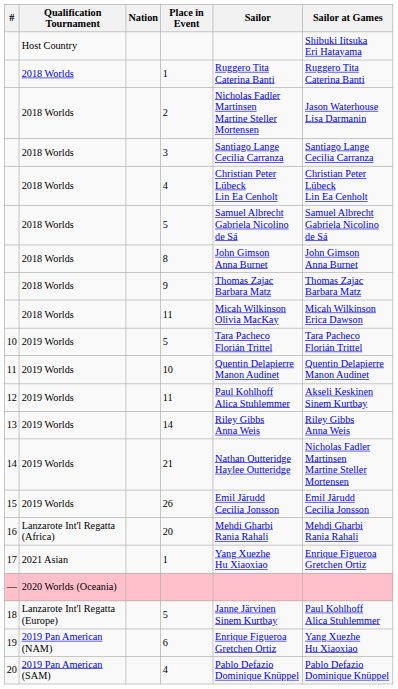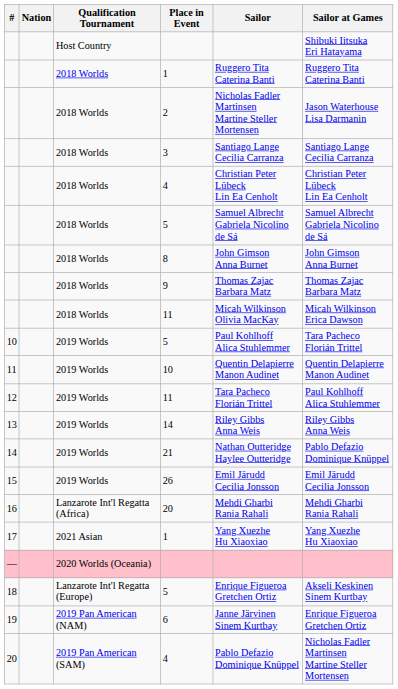columns swapped: (143, 18) <-> (73, 18)
(244, 342) Tara Pacheco Florián Trittel -> (252, 342) Paul Kohlhoff Alica Stuhlemmer
(252, 397) Paul Kohlhoff Alica Stuhlemmer -> (244, 397) Tara Pacheco Florián Trittel
(339, 397) Akseli Keskinen Sinem Kurtbay -> (343, 397) Paul Kohlhoff Alica Stuhlemmer
(338, 464) Nicholas Fadler Martinsen Martine Steller Mortensen -> (347, 453) Pablo Defazio Dominique Knüppel
(341, 559) Enrique Figueroa Gretchen Ortiz -> (333, 536) Yang Xuezhe Hu Xiaoxiao
(246, 614) Janne Järvinen Sinem Kurtbay -> (251, 591) Enrique Figueroa Gretchen Ortiz
(343, 614) Paul Kohlhoff Alica Stuhlemmer -> (339, 591) Akseli Keskinen Sinem Kurtbay
(251, 642) Enrique Figueroa Gretchen Ortiz -> (246, 619) Janne Järvinen Sinem Kurtbay
(333, 642) Yang Xuezhe Hu Xiaoxiao -> (341, 619) Enrique Figueroa Gretchen Ortiz
(347, 670) Pablo Defazio Dominique Knüppel -> (338, 658) Nicholas Fadler Martinsen Martine Steller Mortensen
